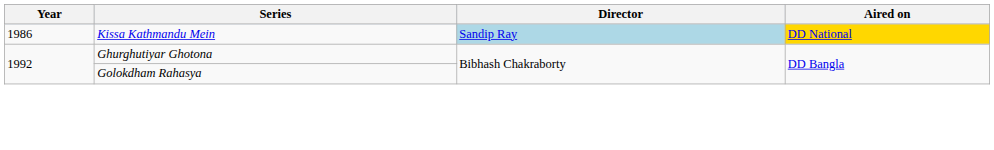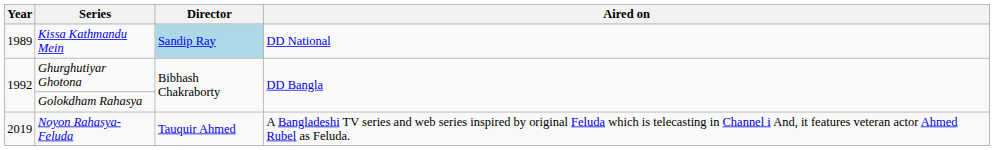(20, 34) 1986 -> (20, 41) 1989
(820, 34) gold background -> (299, 41) no background
+ row: (79, 128)
